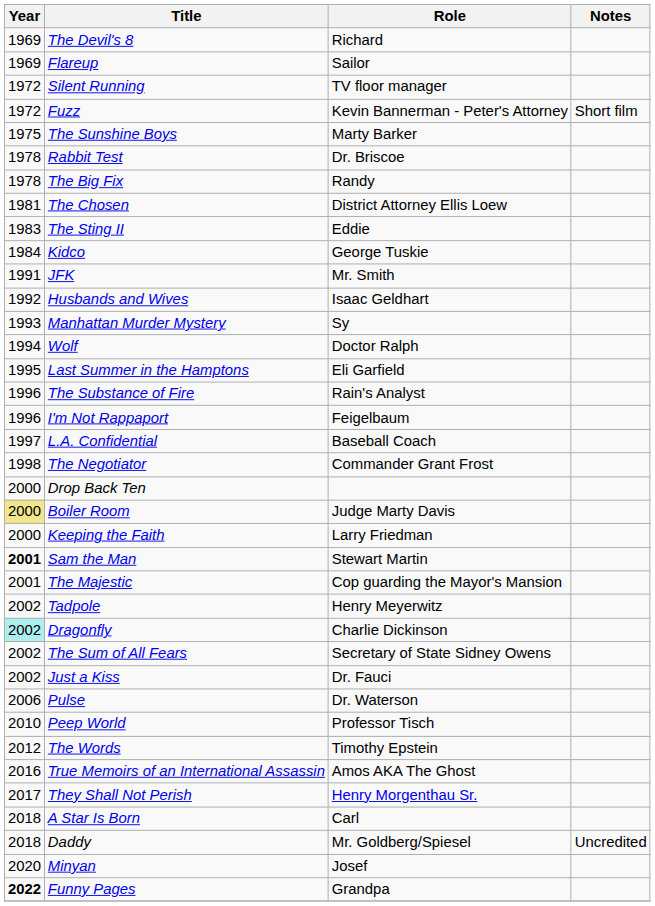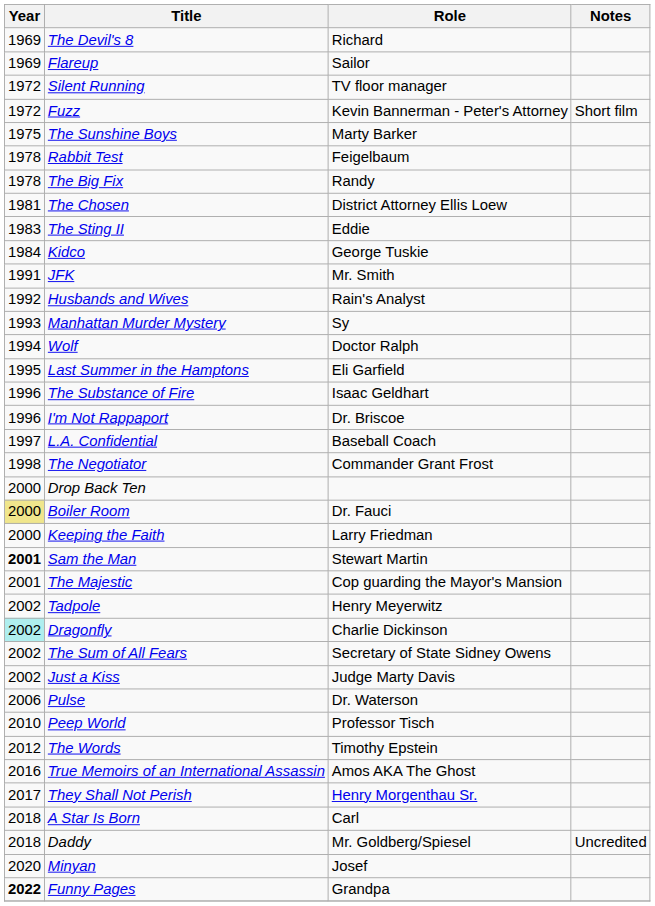(368, 157) Dr. Briscoe -> (371, 157) Feigelbaum
(380, 299) Isaac Geldhart -> (378, 299) Rain's Analyst
(378, 393) Rain's Analyst -> (380, 393) Isaac Geldhart
(371, 417) Feigelbaum -> (368, 417) Dr. Briscoe
(393, 511) Judge Marty Davis -> (362, 511) Dr. Fauci
(362, 677) Dr. Fauci -> (393, 677) Judge Marty Davis
